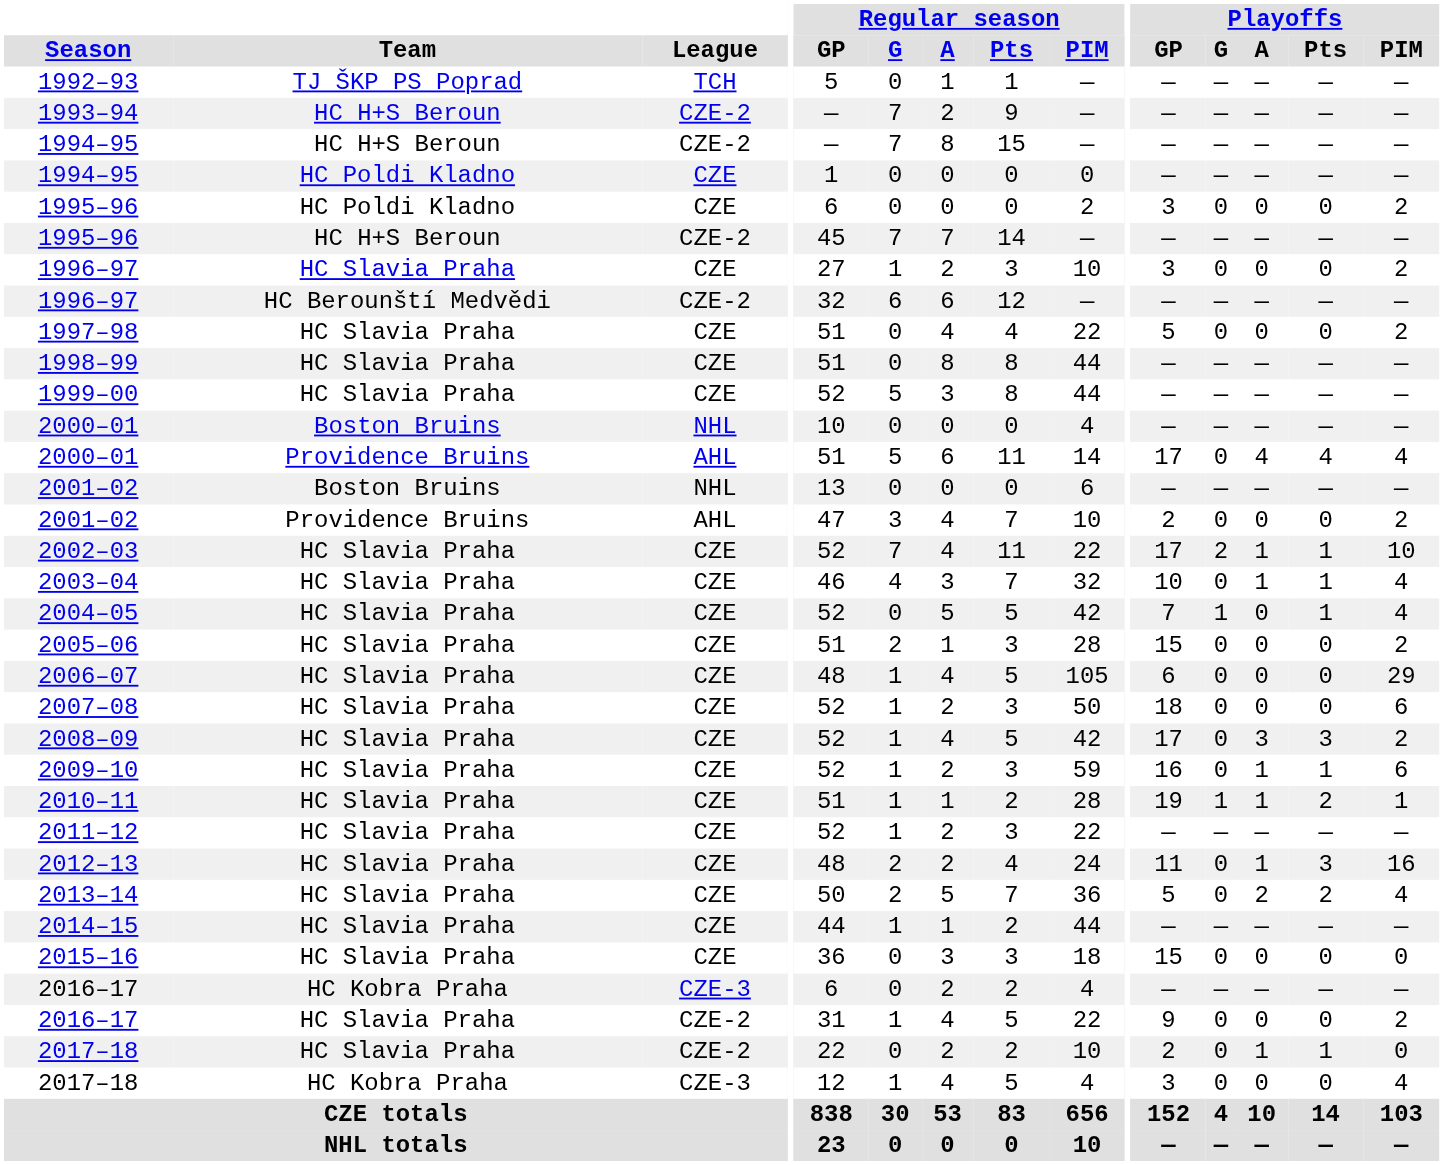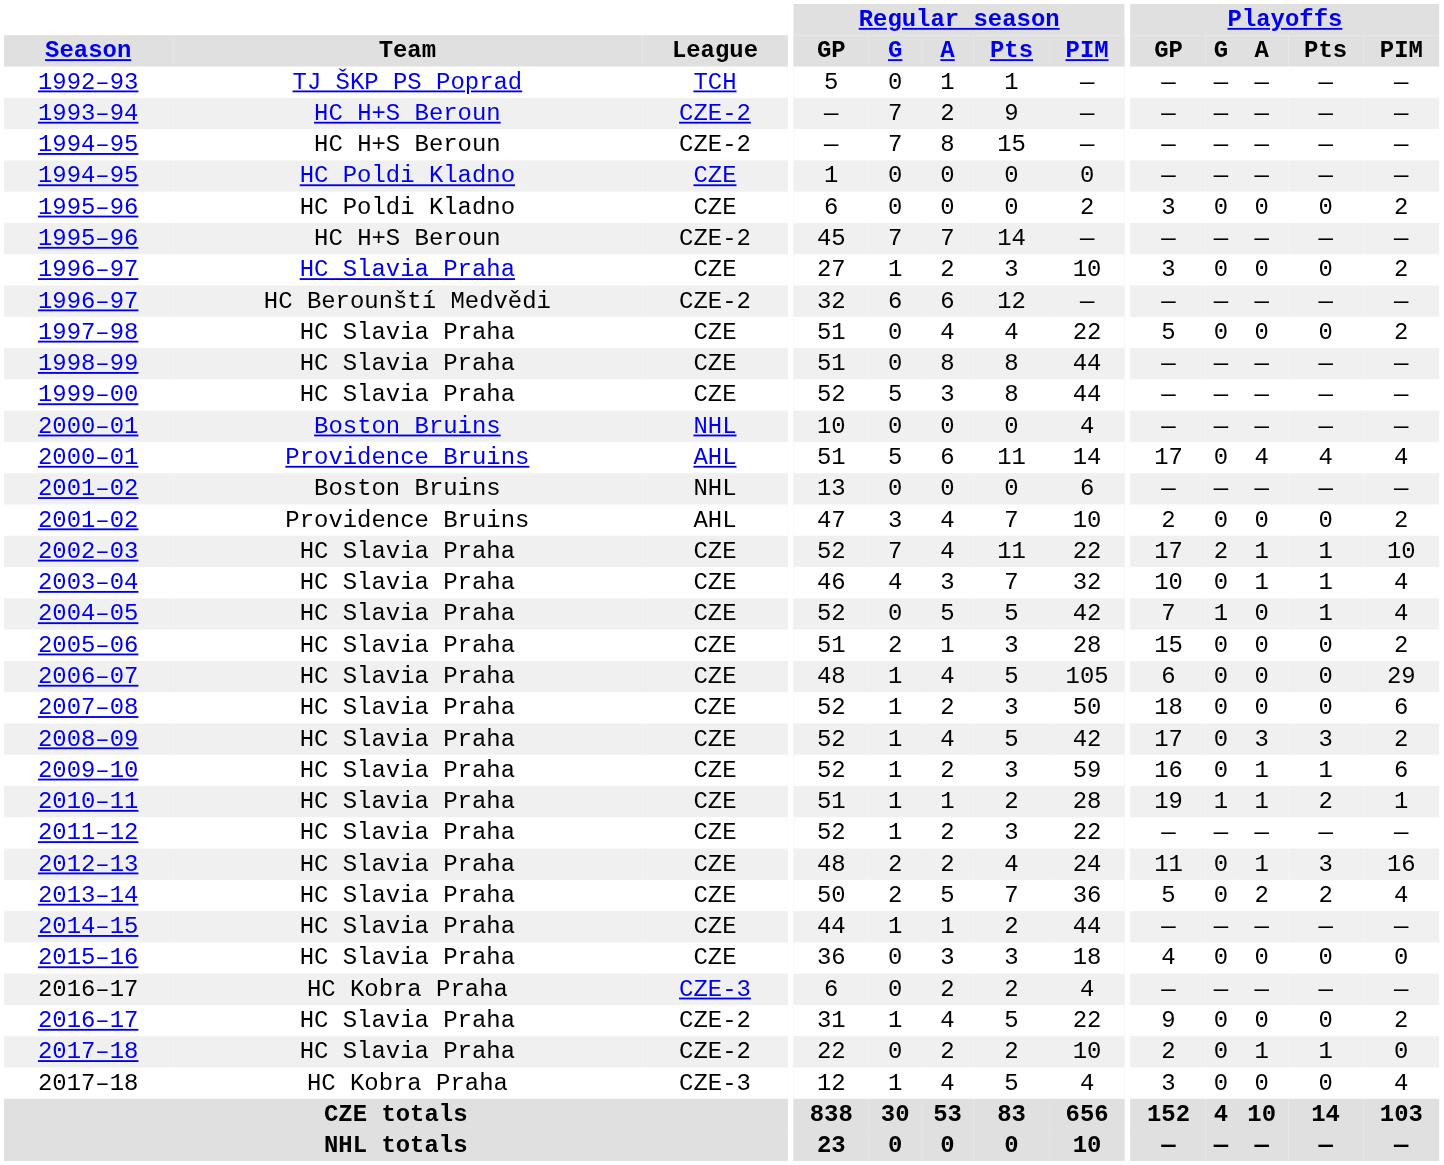(1169, 958) 15 -> (1169, 958) 4
